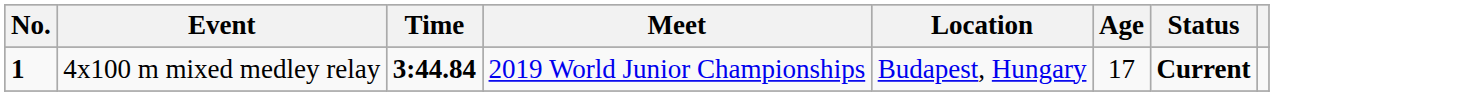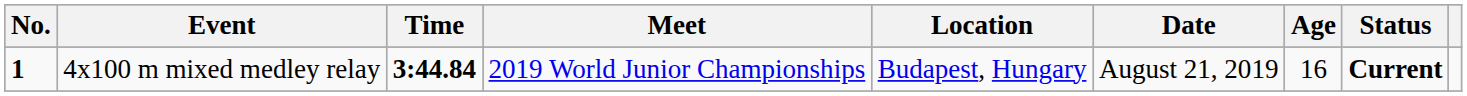+ column: (1189, 25)
(1121, 68) 17 -> (1313, 68) 16
